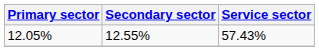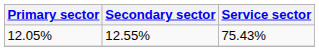(244, 35) 57.43% -> (244, 35) 75.43%
